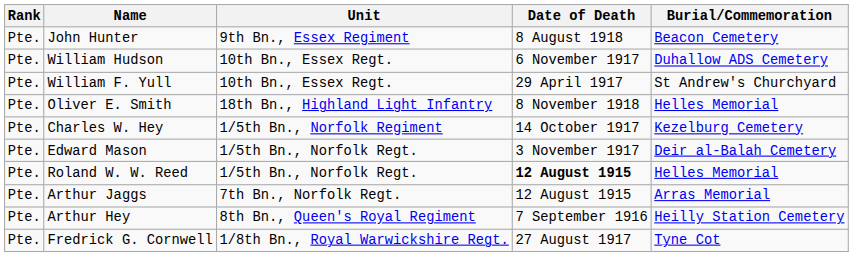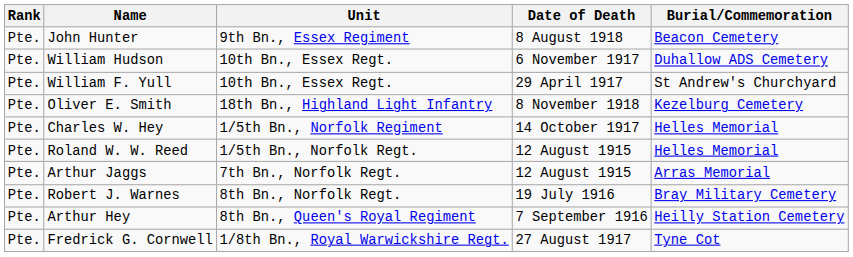(716, 106) Helles Memorial -> (729, 106) Kezelburg Cemetery
(729, 128) Kezelburg Cemetery -> (716, 128) Helles Memorial
- row: (97, 151)
(573, 173) bold -> (573, 151) normal
+ row: (114, 195)
